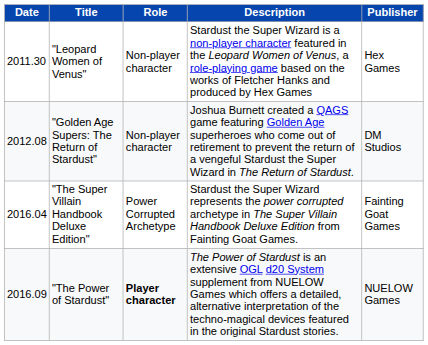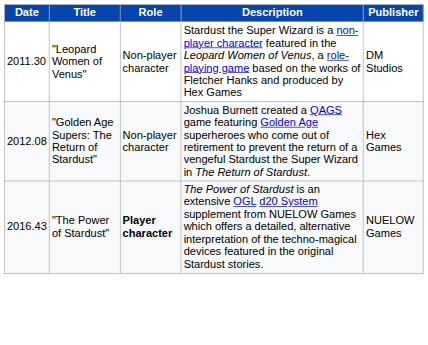(382, 61) Hex Games -> (384, 61) DM Studios
(383, 141) DM Studios -> (384, 141) Hex Games
- row: (80, 214)
(27, 294) 2016.09 -> (27, 227) 2016.43
